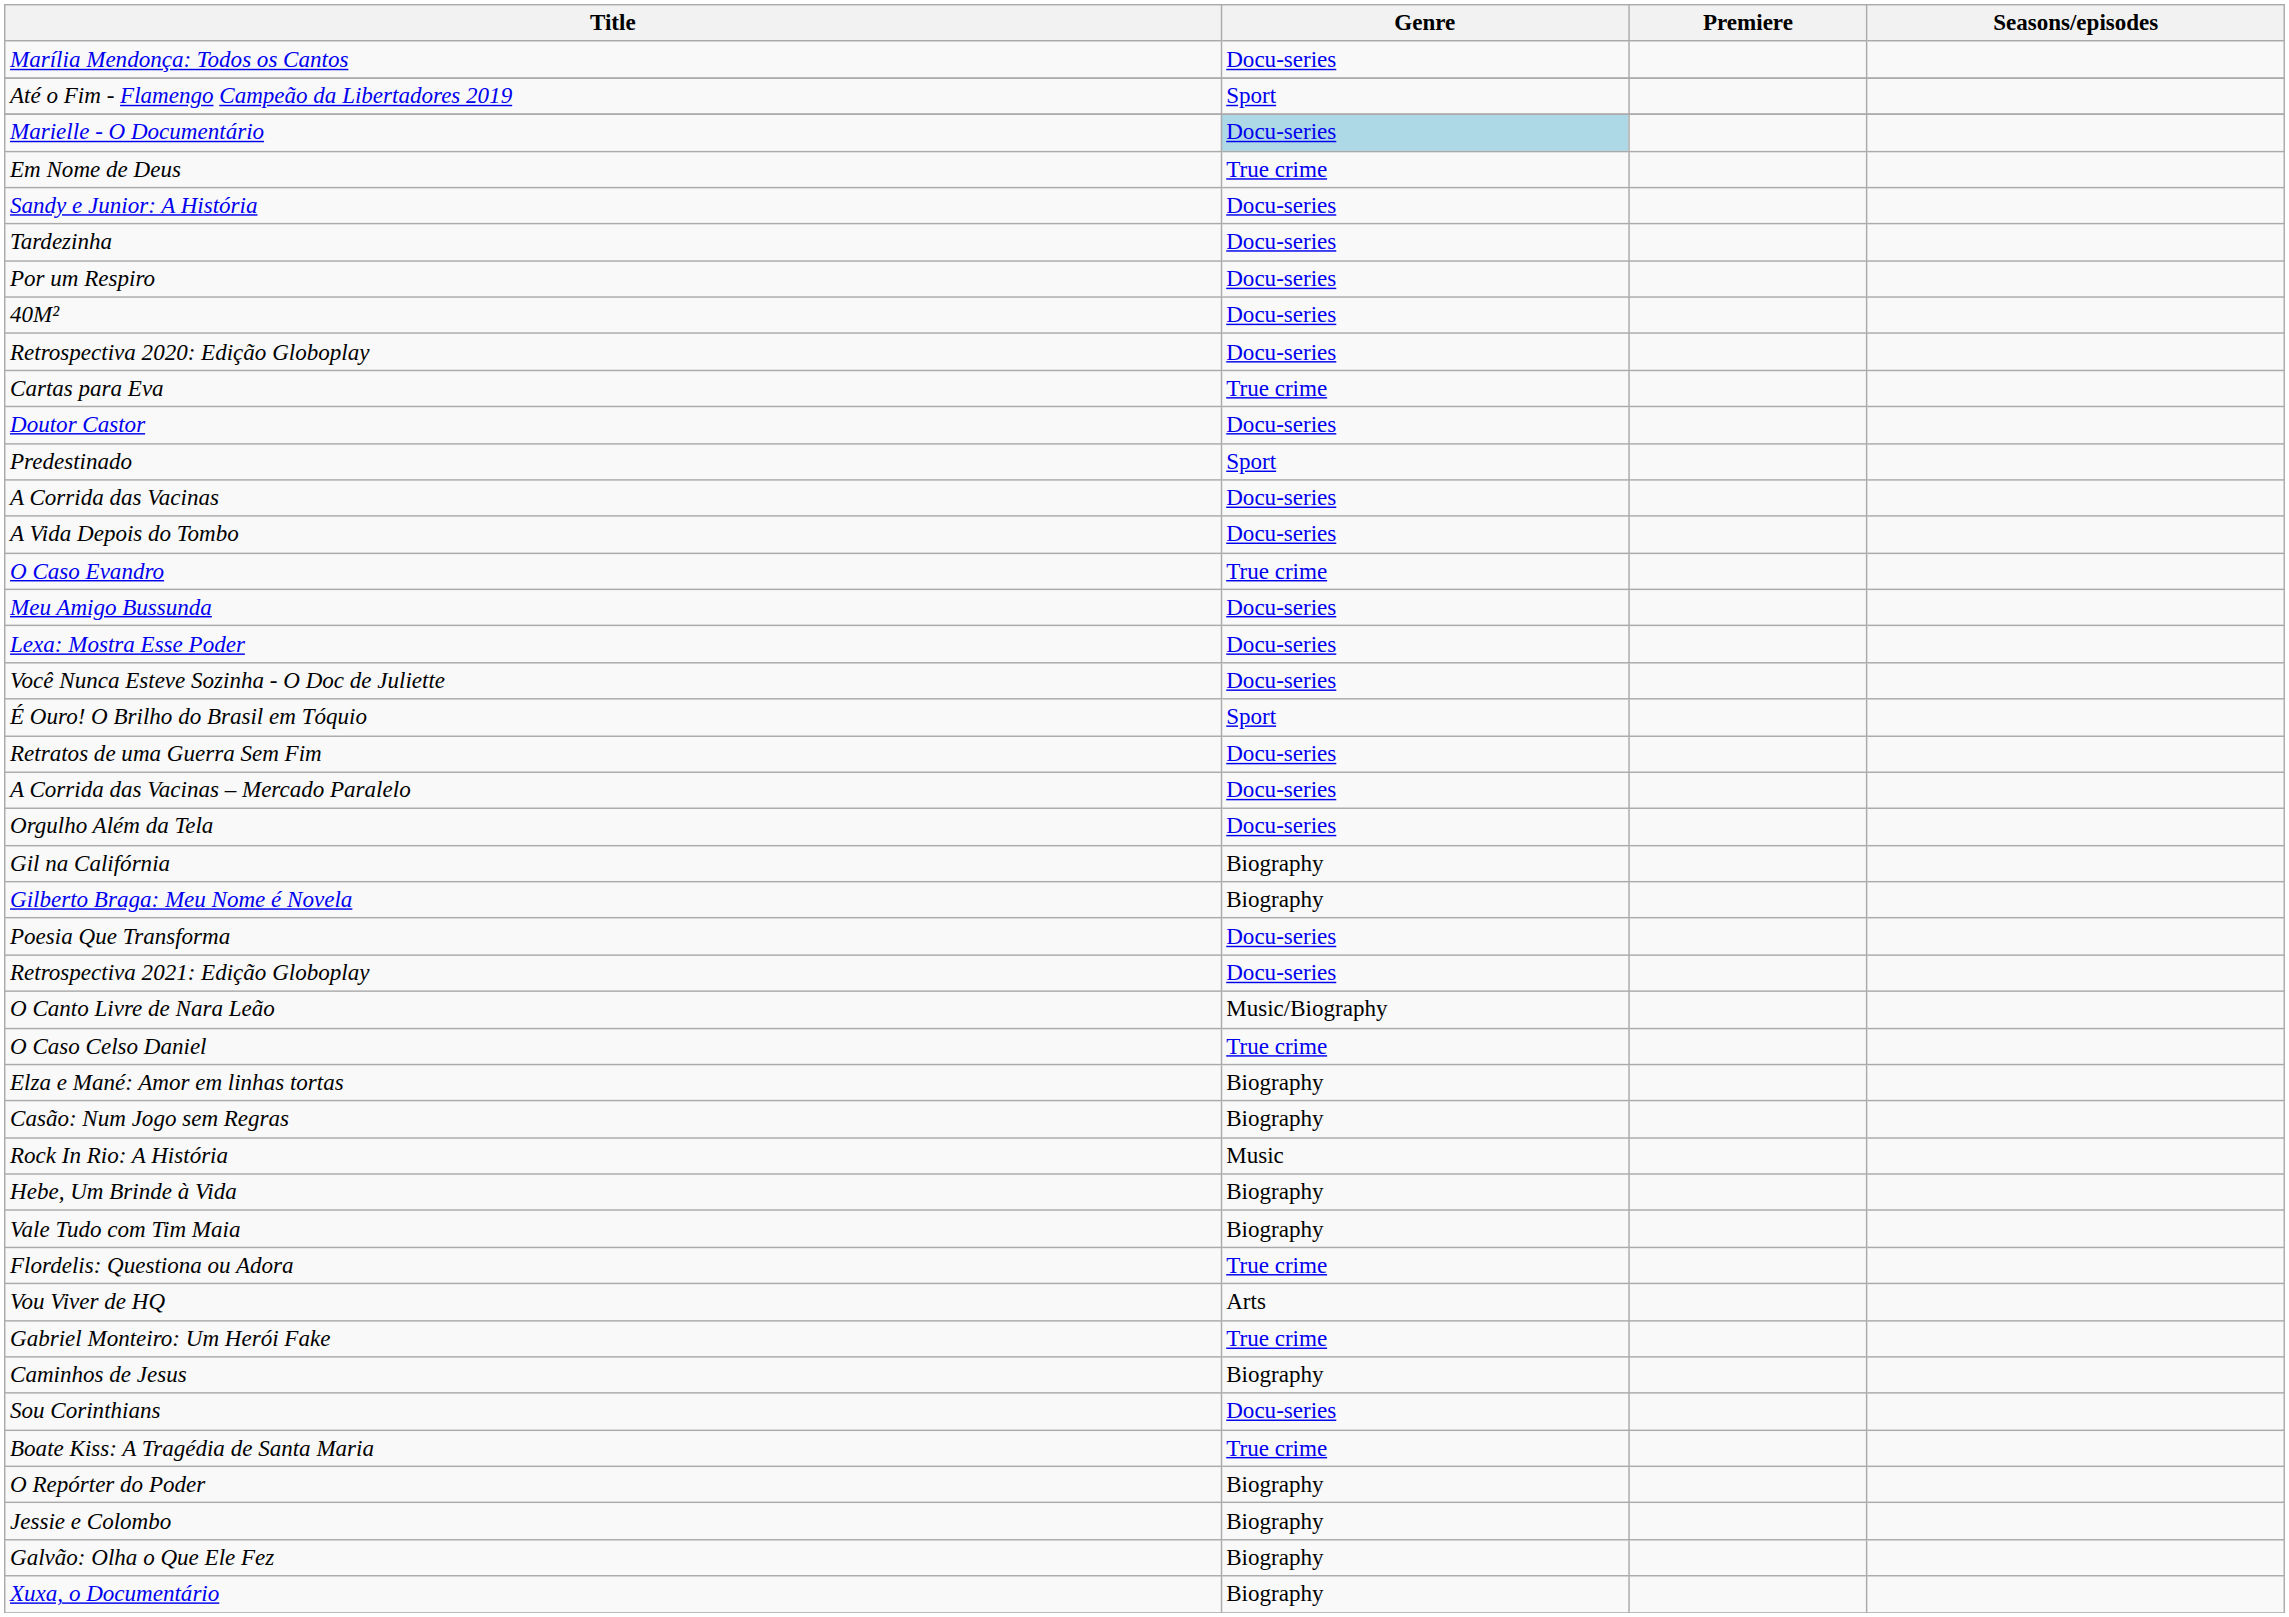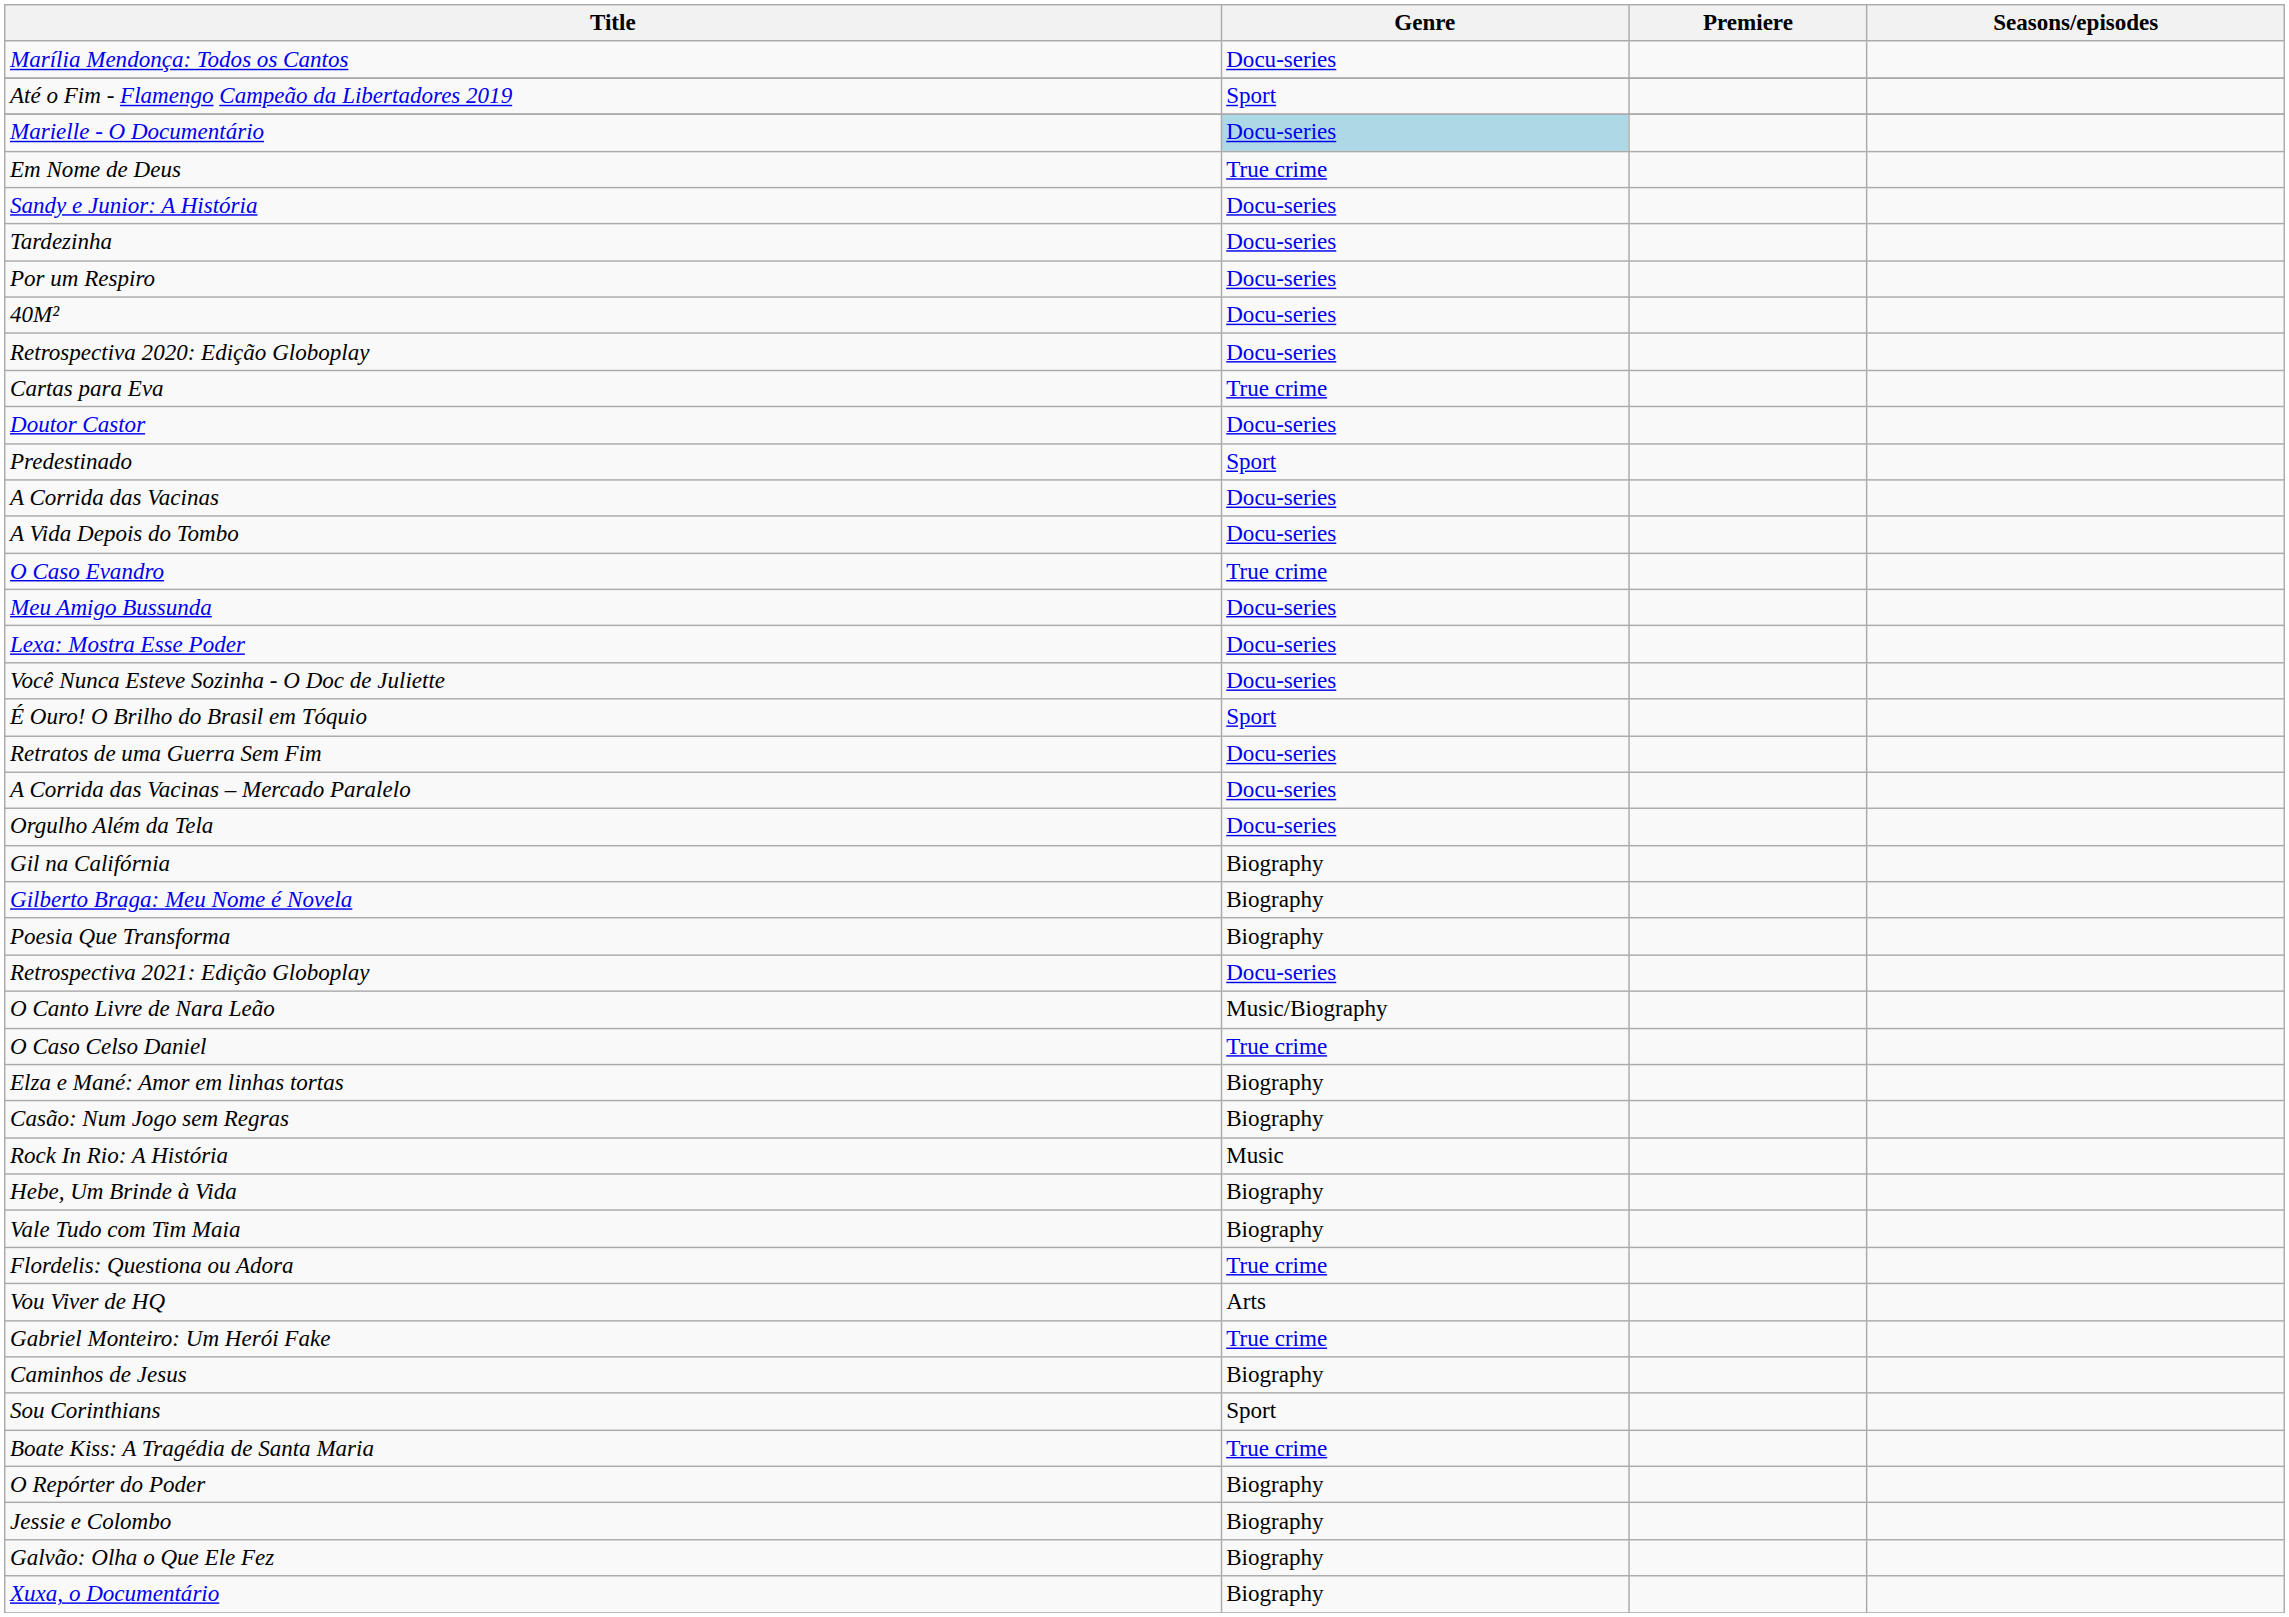(1281, 936) Docu-series -> (1275, 936) Biography
(1281, 1411) Docu-series -> (1251, 1411) Sport
